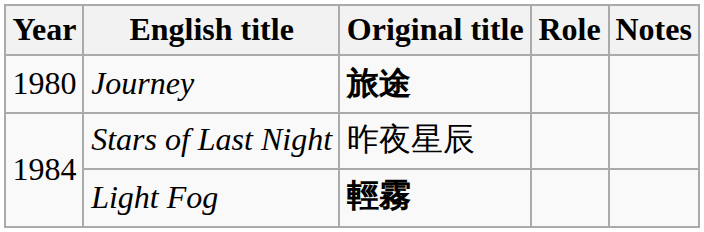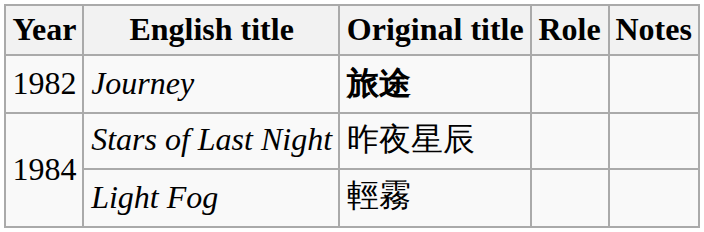(44, 83) 1980 -> (44, 83) 1982
(379, 196) bold -> (379, 196) normal
